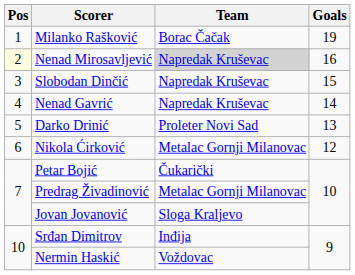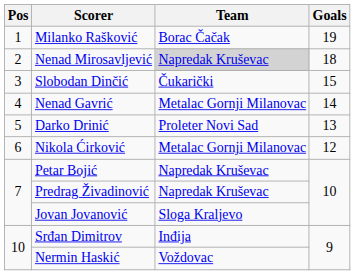(18, 59) lightyellow background -> (18, 59) no background
(330, 59) 16 -> (330, 59) 18
(214, 81) Napredak Kruševac -> (186, 81) Čukarički
(214, 103) Napredak Kruševac -> (232, 103) Metalac Gornji Milanovac
(186, 170) Čukarički -> (214, 170) Napredak Kruševac
(232, 192) Metalac Gornji Milanovac -> (214, 192) Napredak Kruševac
